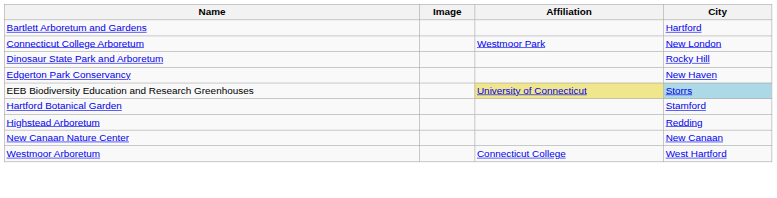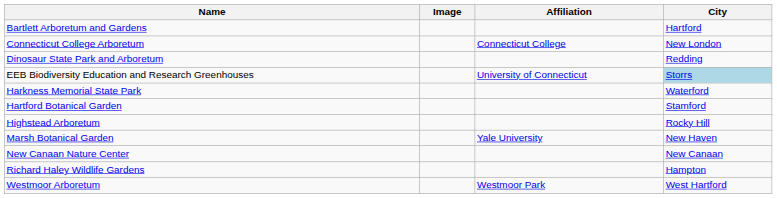(511, 43) Westmoor Park -> (521, 43) Connecticut College
(688, 59) Rocky Hill -> (684, 59) Redding
- row: (69, 75)
(532, 91) khaki background -> (532, 75) no background
+ row: (74, 91)
(684, 122) Redding -> (688, 122) Rocky Hill
+ row: (60, 138)
+ row: (76, 169)
(521, 153) Connecticut College -> (511, 185) Westmoor Park
